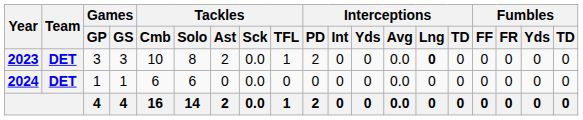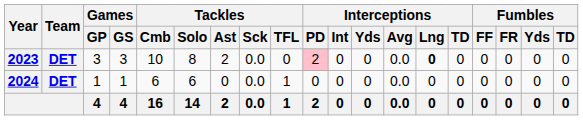(287, 59) 1 -> (287, 59) 0
(315, 59) no background -> (315, 59) pink background
(287, 81) 0 -> (287, 81) 1
